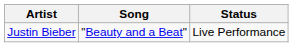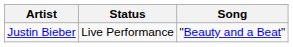columns swapped: (134, 13) <-> (239, 13)
